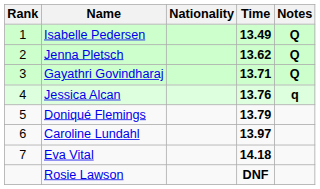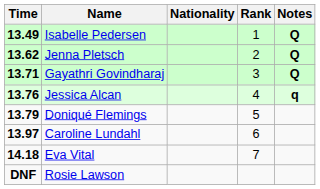columns swapped: (23, 14) <-> (256, 14)
